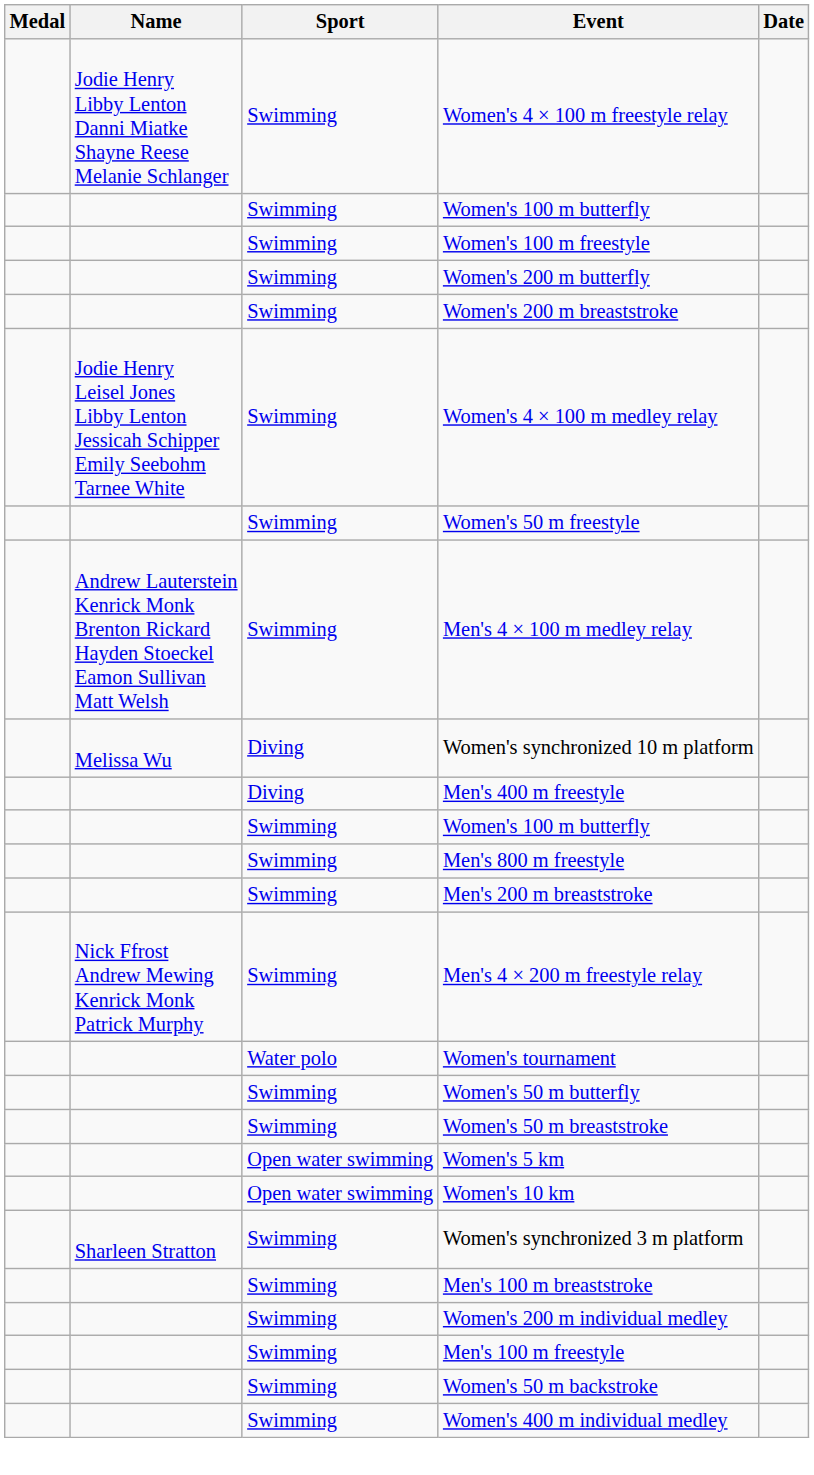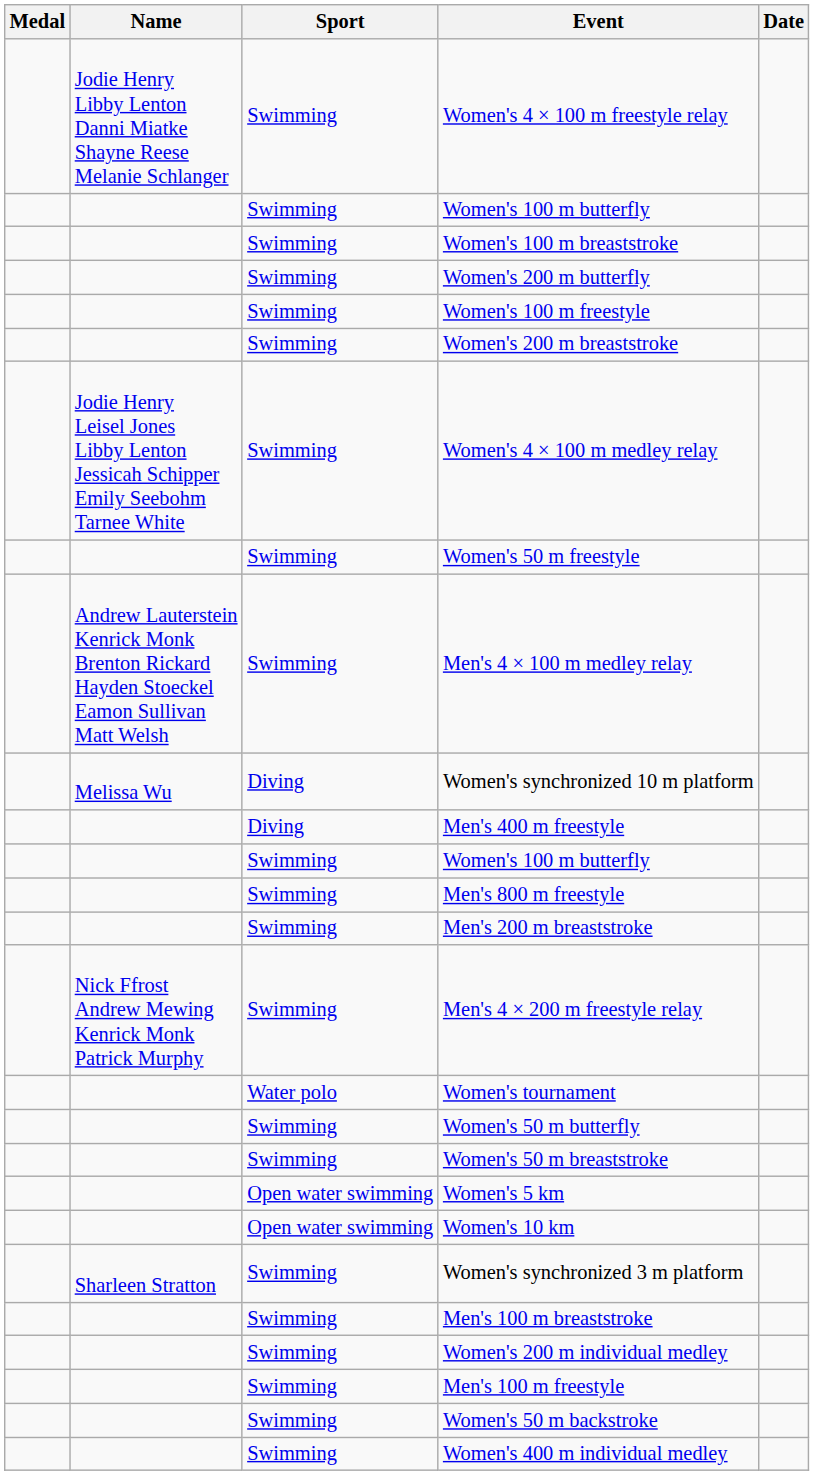+ row: (156, 244)
rows swapped: (156, 278) <-> (156, 244)
